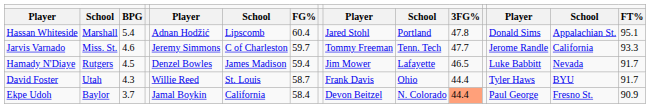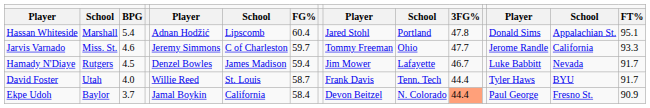(419, 48) Tenn. Tech -> (408, 48) Ohio
(460, 64) 46.5 -> (460, 64) 46.7
(128, 79) 4.3 -> (128, 79) 4.0
(408, 79) Ohio -> (419, 79) Tenn. Tech
